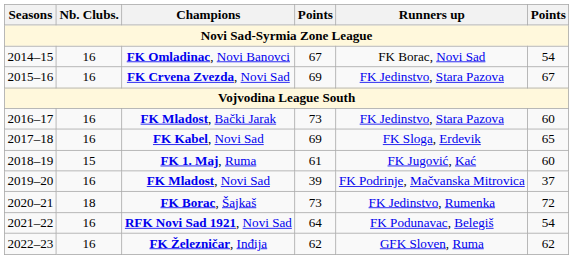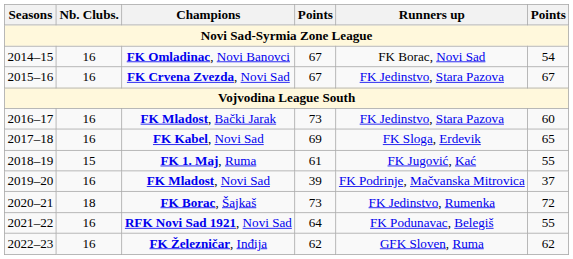(315, 77) 69 -> (315, 77) 67
(548, 160) 60 -> (548, 160) 55
(548, 222) 54 -> (548, 222) 55
